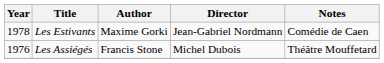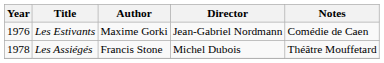(18, 31) 1978 -> (18, 31) 1976
(18, 49) 1976 -> (18, 49) 1978
